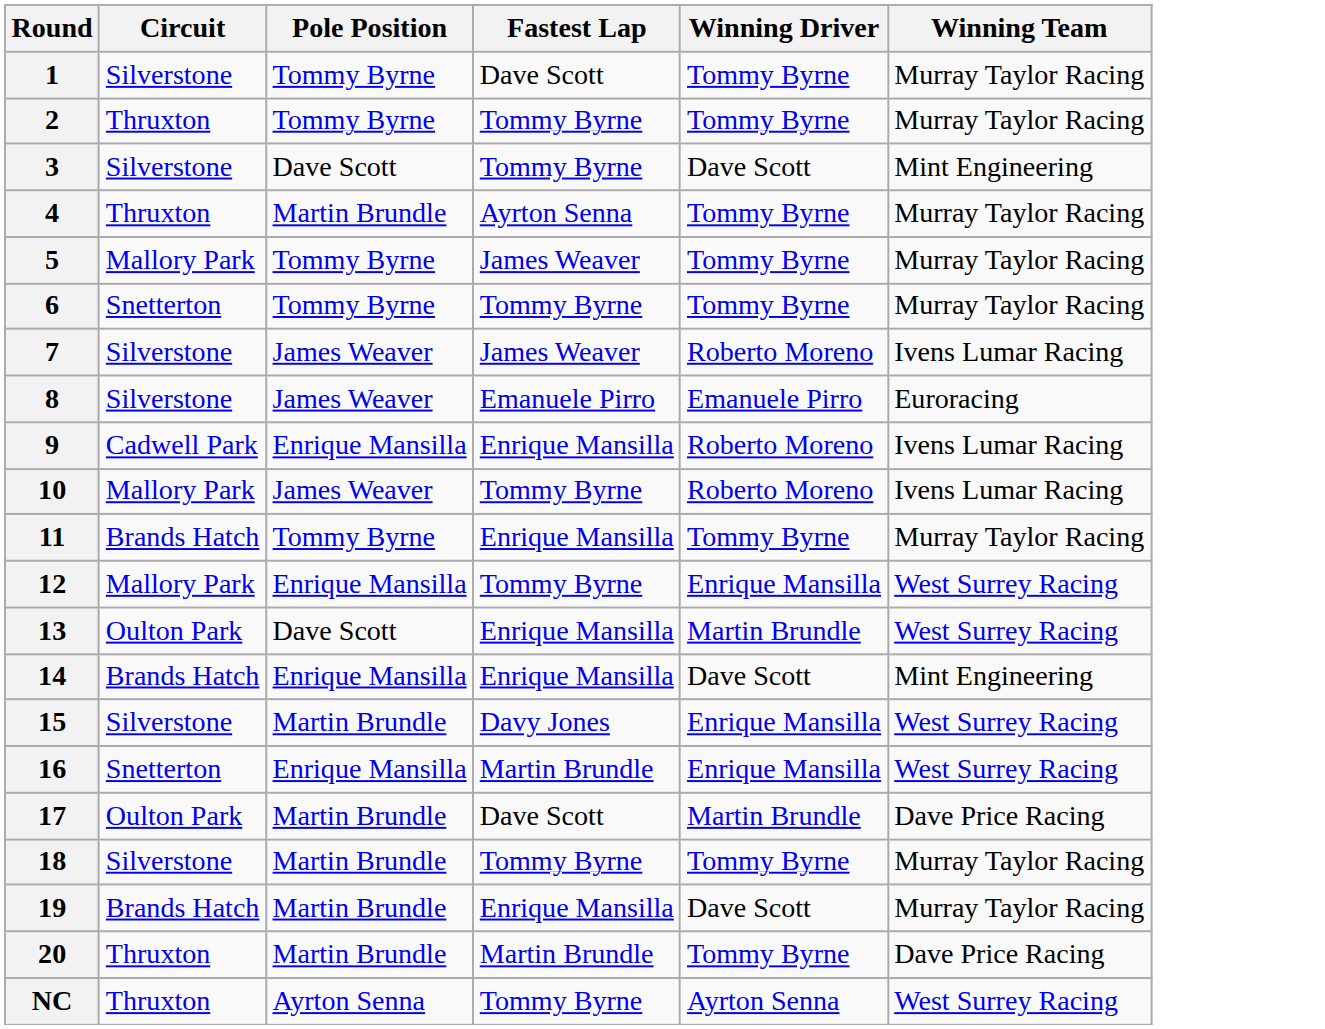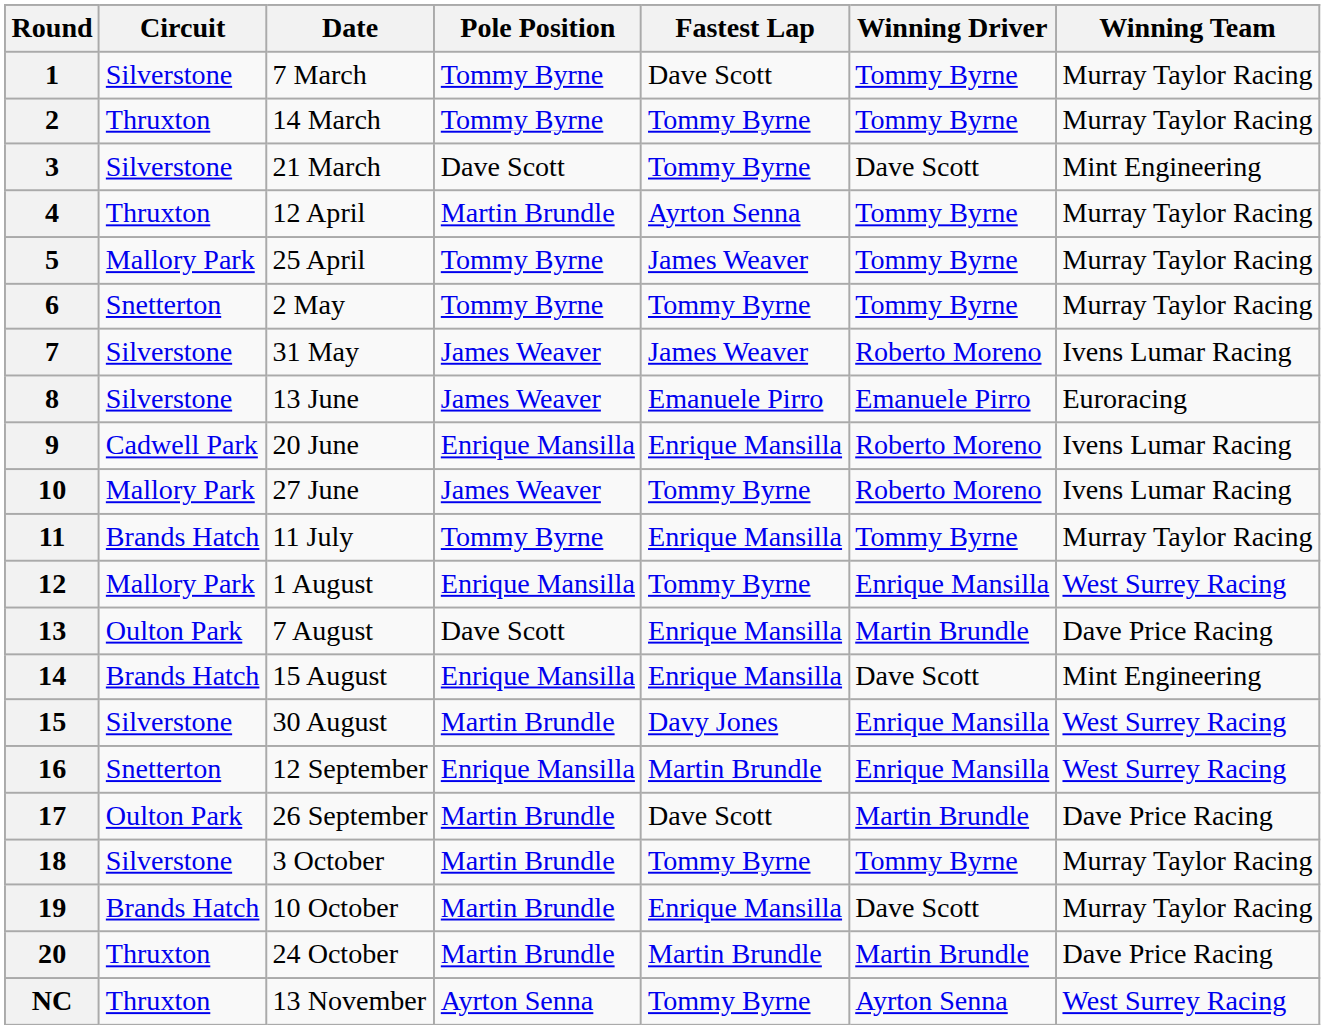+ column: (350, 28)
(1006, 630) West Surrey Racing -> (1168, 630) Dave Price Racing
(768, 954) Tommy Byrne -> (942, 954) Martin Brundle
